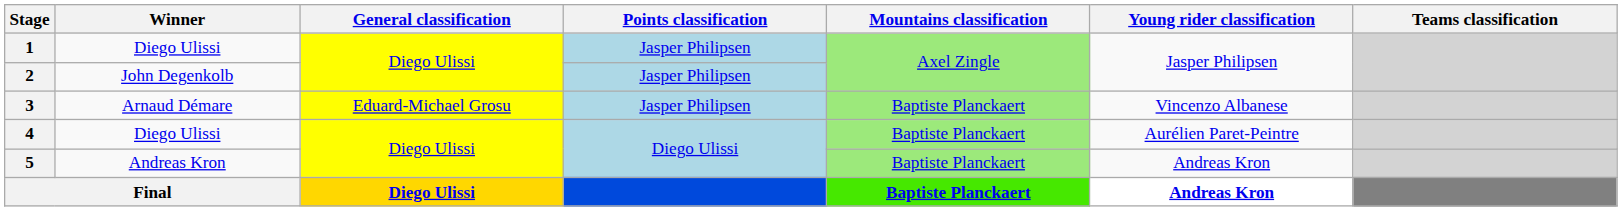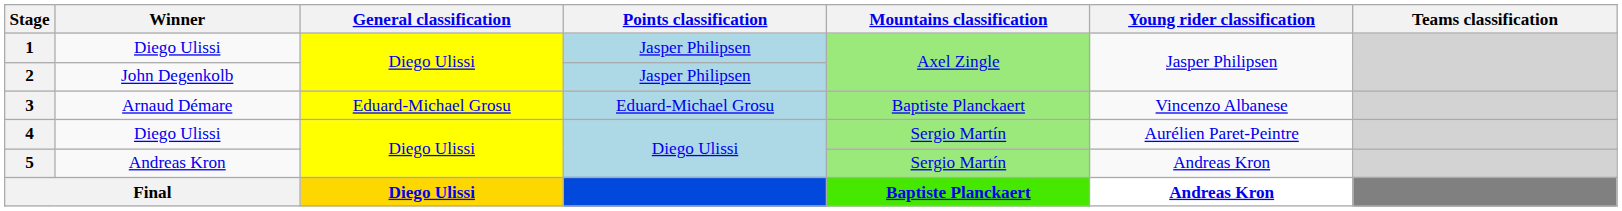(695, 105) Jasper Philipsen -> (695, 105) Eduard-Michael Grosu
(958, 134) Baptiste Planckaert -> (958, 134) Sergio Martín
(958, 163) Baptiste Planckaert -> (958, 163) Sergio Martín
